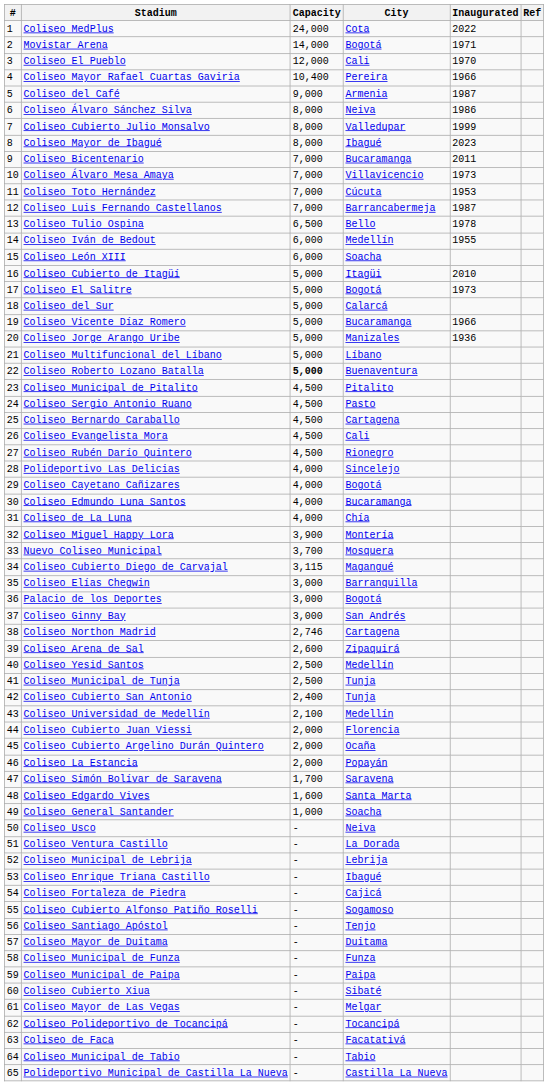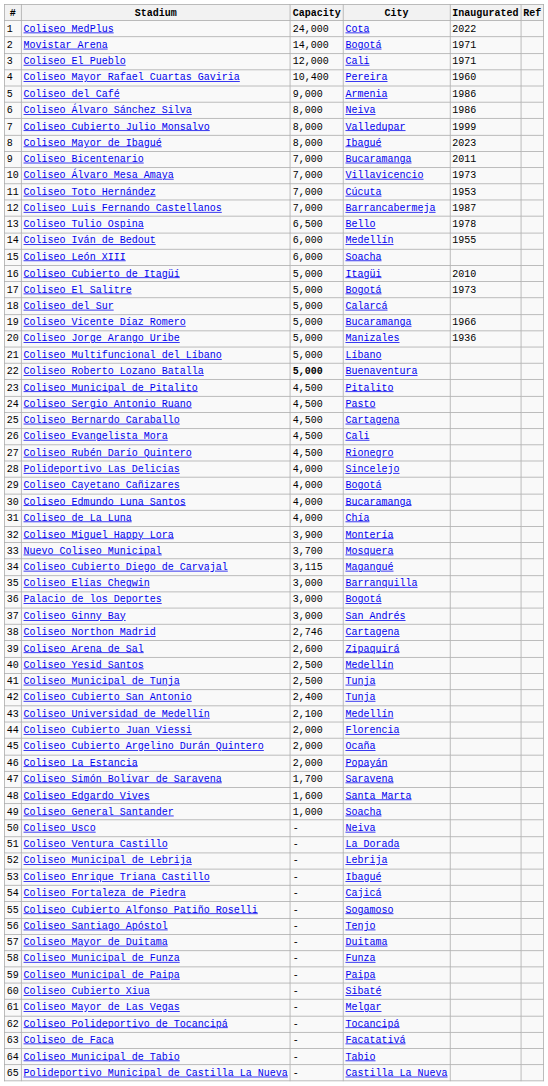(464, 61) 1970 -> (464, 61) 1971
(464, 78) 1966 -> (464, 78) 1960
(464, 94) 1987 -> (464, 94) 1986
